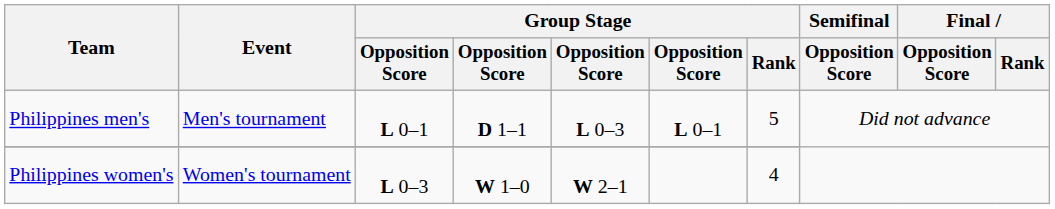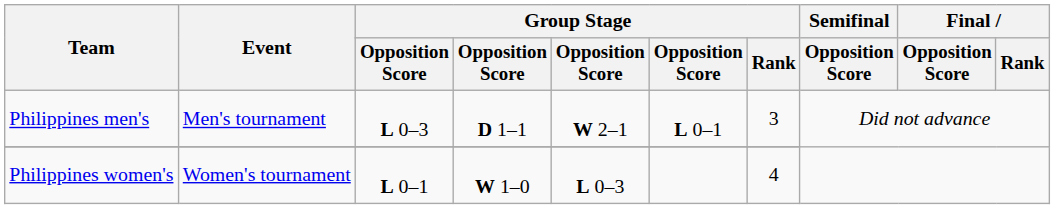(404, 130) L 0–1 -> (404, 130) L 0–3
(600, 130) L 0–3 -> (600, 130) W 2–1
(774, 118) 5 -> (774, 118) 3
(404, 186) L 0–3 -> (404, 186) L 0–1
(600, 186) W 2–1 -> (600, 186) L 0–3
